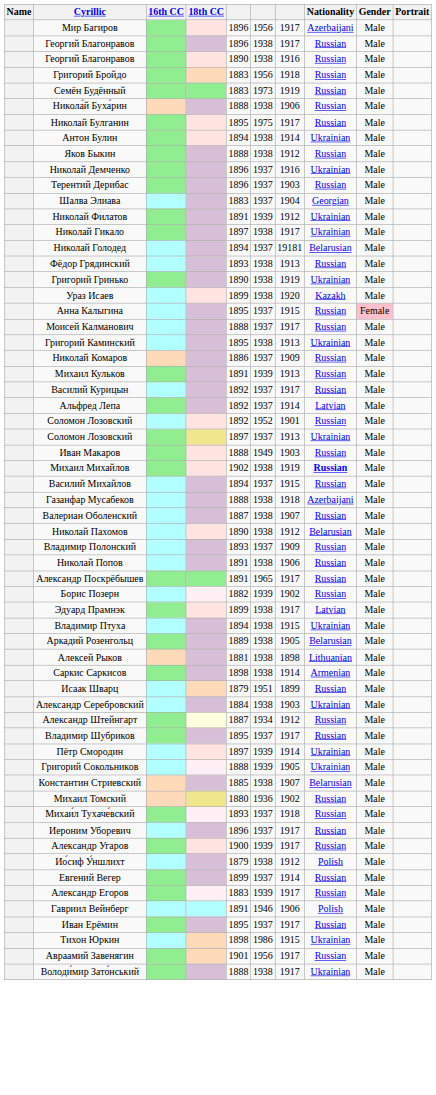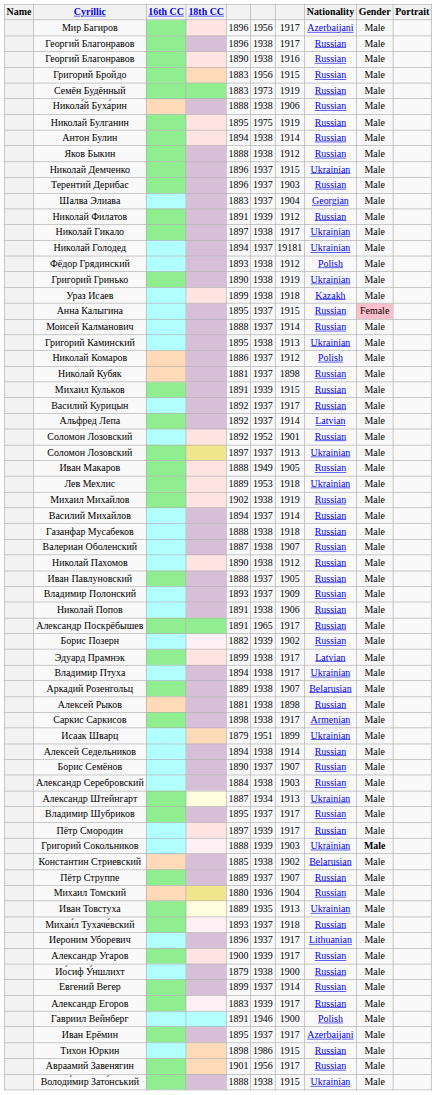(290, 75) 1918 -> (290, 75) 1915
(290, 122) 1917 -> (290, 122) 1919
(330, 138) Ukrainian -> (330, 138) Russian
(290, 169) 1916 -> (290, 169) 1915
(330, 216) Ukrainian -> (330, 216) Russian
(330, 248) Belarusian -> (330, 248) Ukrainian
(290, 264) 1913 -> (290, 264) 1912
(330, 264) Russian -> (330, 264) Polish
(290, 295) 1920 -> (290, 295) 1918
(290, 327) 1917 -> (290, 327) 1914
(290, 358) 1909 -> (290, 358) 1912
(330, 358) Russian -> (330, 358) Polish
+ row: (19, 374)
(290, 374) 1913 -> (290, 389) 1915
(290, 452) 1903 -> (290, 468) 1905
+ row: (19, 484)
(330, 468) bold -> (330, 500) normal
(290, 484) 1915 -> (290, 515) 1914
(330, 500) Azerbaijani -> (330, 531) Russian
(330, 531) Belarusian -> (330, 563) Russian
+ row: (19, 579)
(290, 625) 1915 -> (290, 673) 1917
(290, 641) 1905 -> (290, 688) 1907
(330, 657) Lithuanian -> (330, 704) Russian
(290, 673) 1914 -> (290, 720) 1917
(330, 688) Russian -> (330, 736) Ukrainian
+ row: (19, 752)
+ row: (19, 767)
(330, 704) Ukrainian -> (330, 783) Russian
(290, 720) 1912 -> (290, 798) 1913
(330, 720) Russian -> (330, 798) Ukrainian
(290, 751) 1914 -> (290, 830) 1917
(330, 751) Ukrainian -> (330, 830) Russian
(290, 767) 1905 -> (290, 846) 1903
(375, 767) normal -> (375, 846) bold
(290, 783) 1907 -> (290, 861) 1902
+ row: (19, 877)
(290, 798) 1902 -> (290, 893) 1904
+ row: (19, 909)
(330, 830) Russian -> (330, 940) Lithuanian
(290, 861) 1912 -> (290, 972) 1900
(330, 861) Polish -> (330, 972) Russian
(290, 909) 1906 -> (290, 1019) 1900
(330, 924) Russian -> (330, 1034) Azerbaijani
(330, 940) Ukrainian -> (330, 1050) Russian
(290, 972) 1917 -> (290, 1082) 1915
